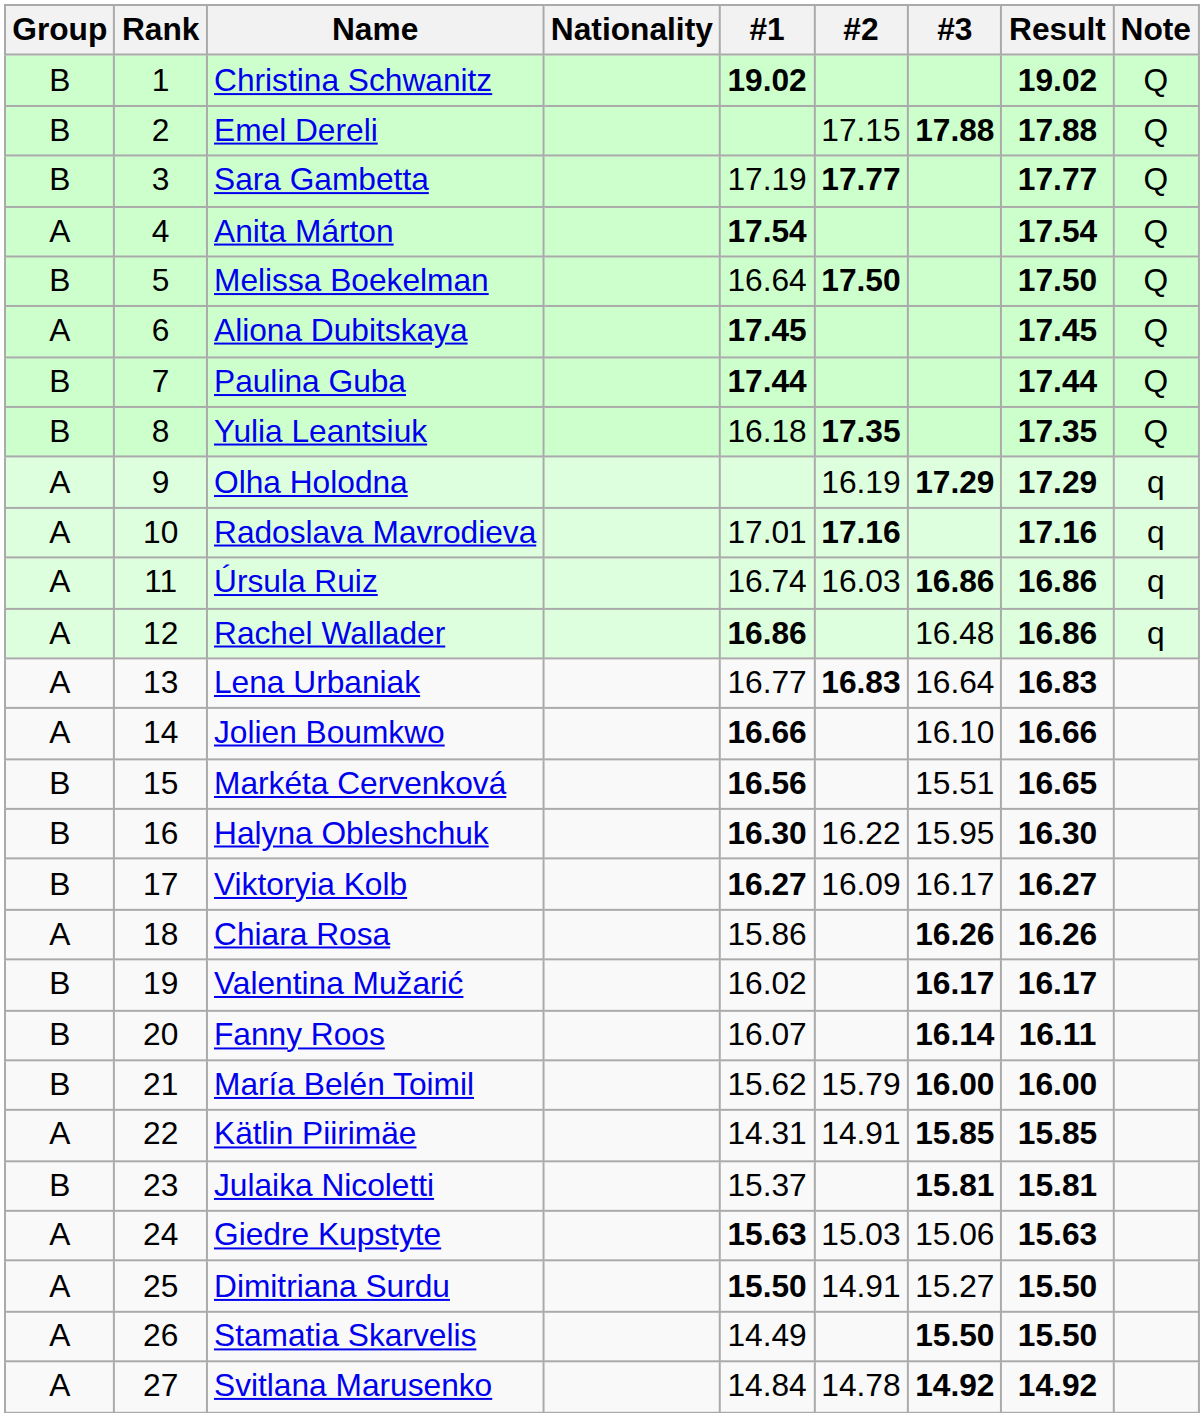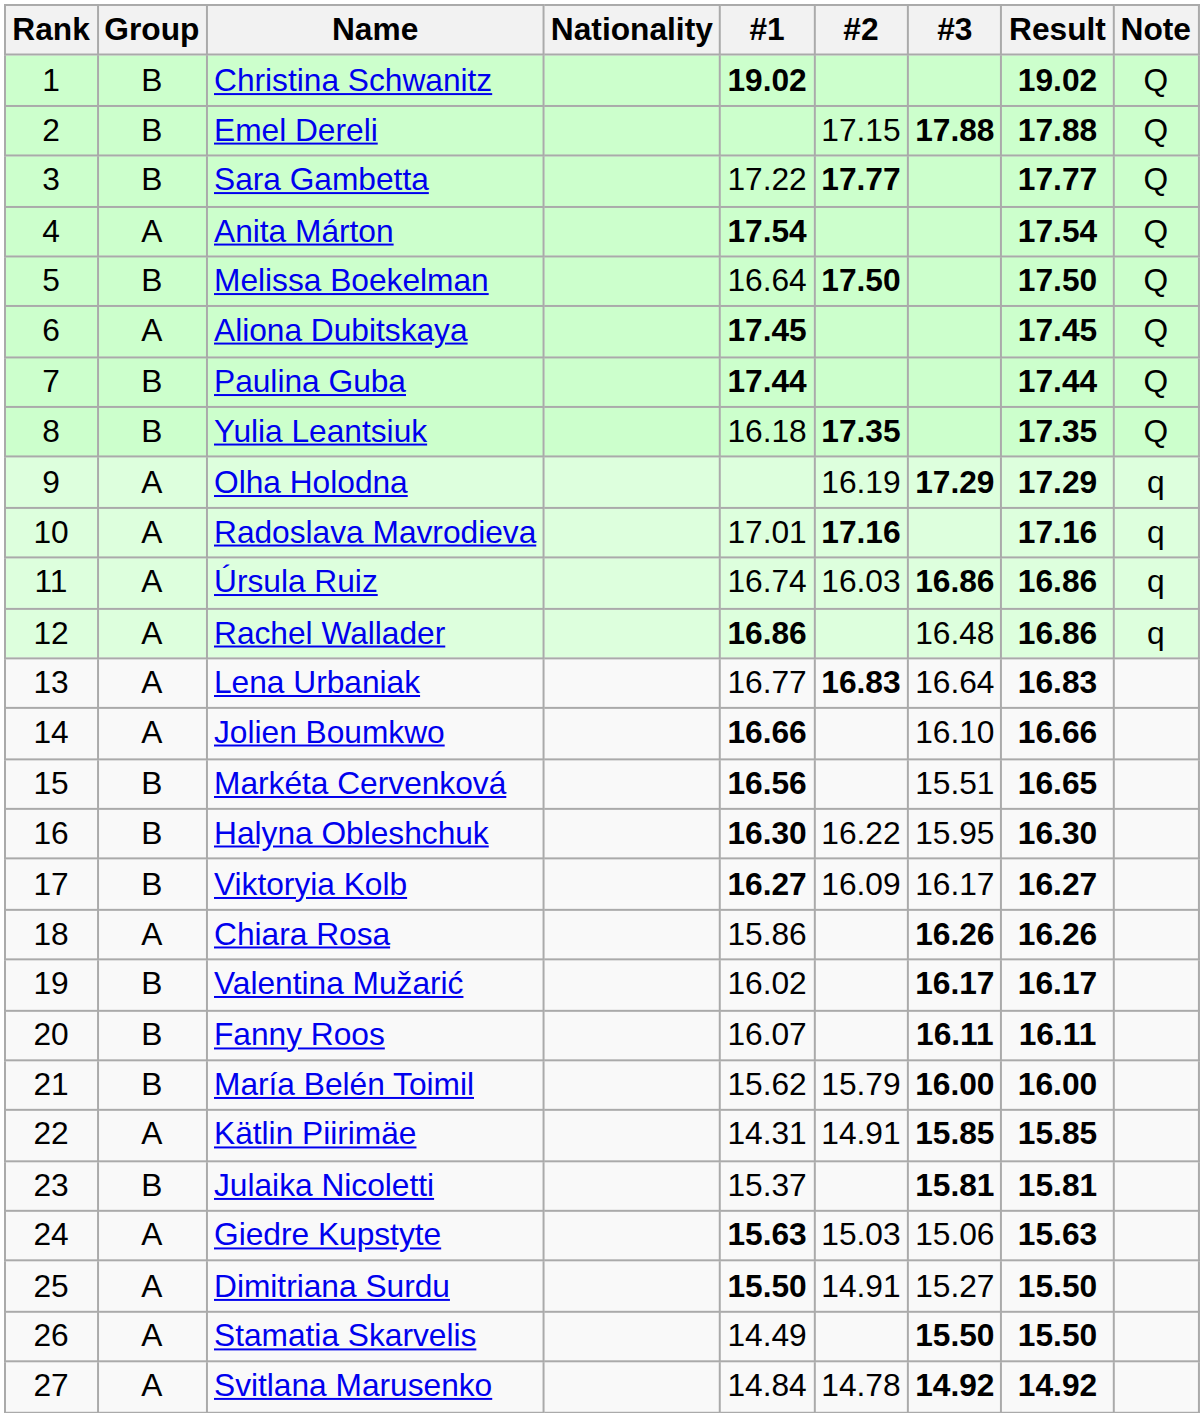columns swapped: (161, 29) <-> (60, 29)
(767, 180) 17.19 -> (767, 180) 17.22
(955, 1034) 16.14 -> (955, 1034) 16.11
